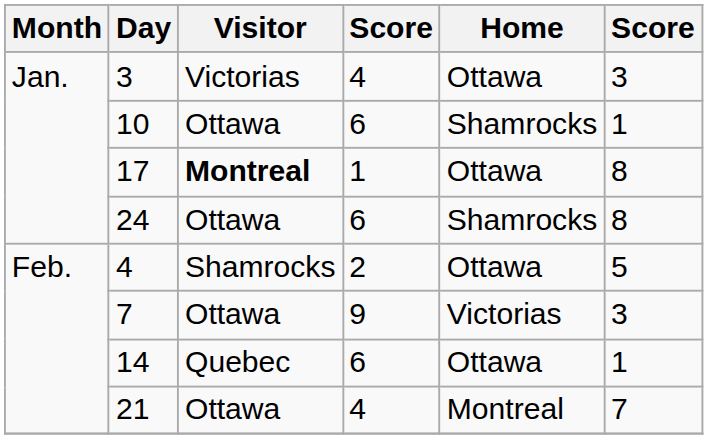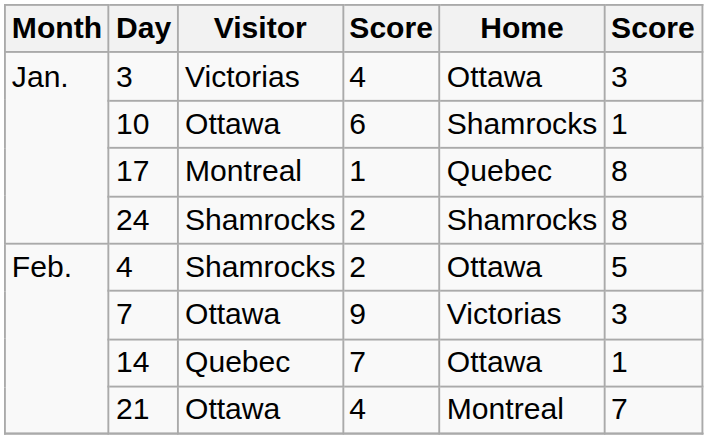(248, 171) bold -> (244, 171) normal
(494, 171) Ottawa -> (499, 171) Quebec
(233, 219) Ottawa -> (260, 219) Shamrocks
(358, 219) 6 -> (358, 219) 2
(358, 362) 6 -> (358, 362) 7
